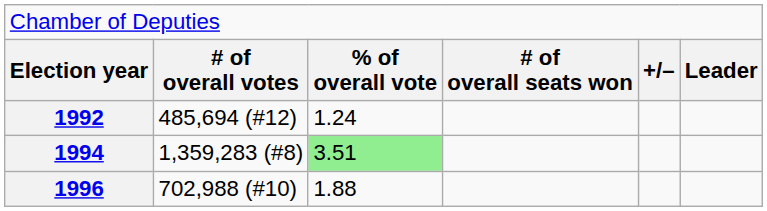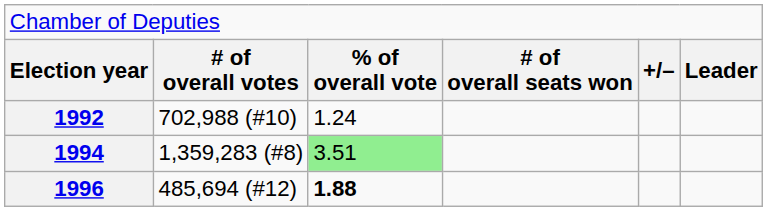(228, 117) 485,694 (#12) -> (228, 117) 702,988 (#10)
(228, 188) 702,988 (#10) -> (228, 188) 485,694 (#12)
(335, 188) normal -> (335, 188) bold
